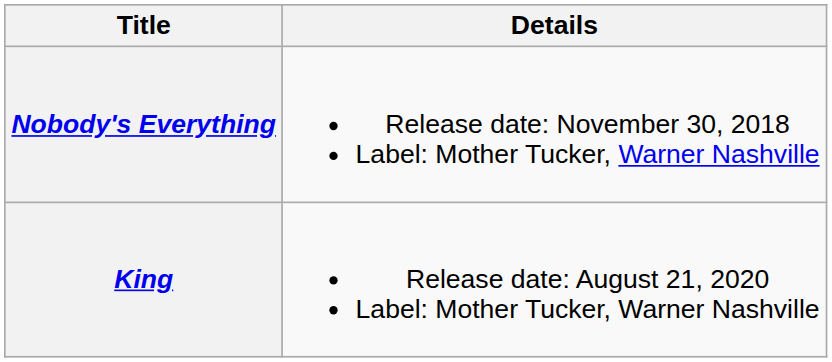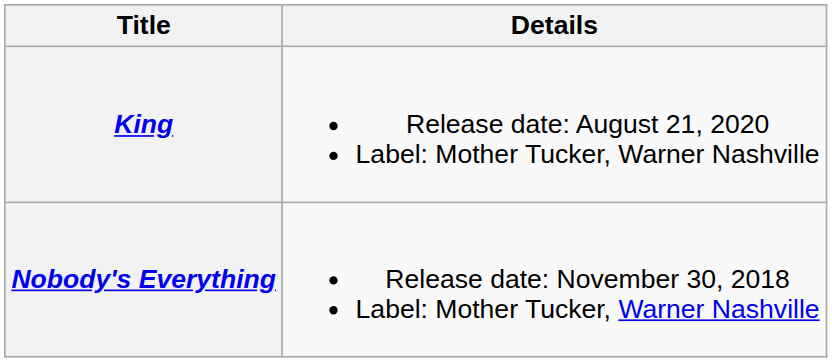rows swapped: (144, 124) <-> (144, 279)
